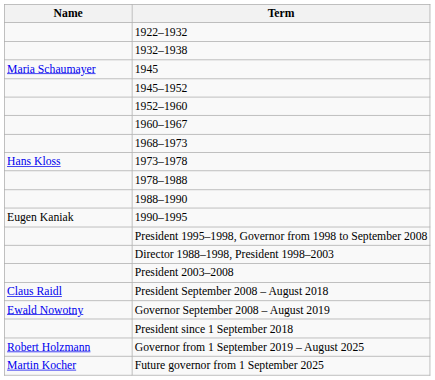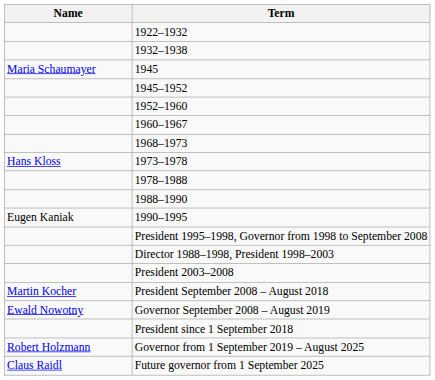(34, 291) Claus Raidl -> (42, 291) Martin Kocher
(42, 365) Martin Kocher -> (34, 365) Claus Raidl
